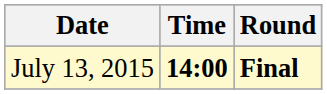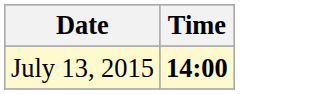- column: (278, 25)
